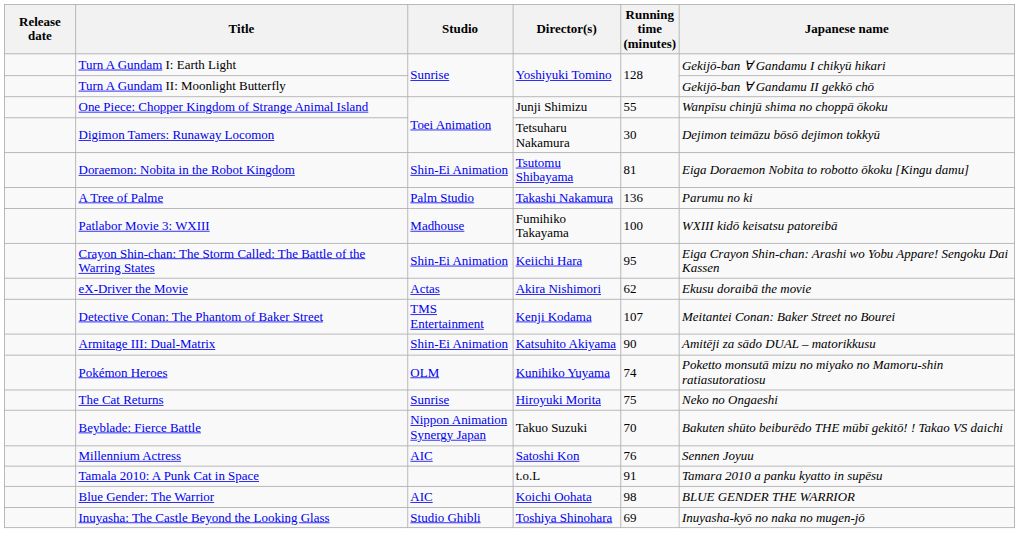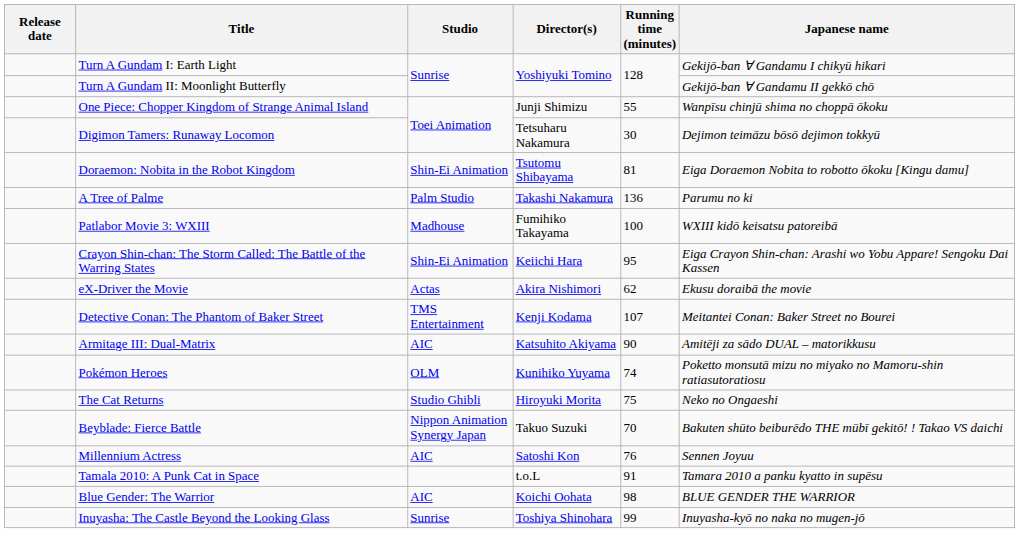(459, 344) Shin-Ei Animation -> (422, 344) AIC
(430, 400) Sunrise -> (445, 400) Studio Ghibli
(445, 517) Studio Ghibli -> (430, 517) Sunrise
(630, 517) 69 -> (630, 517) 99
